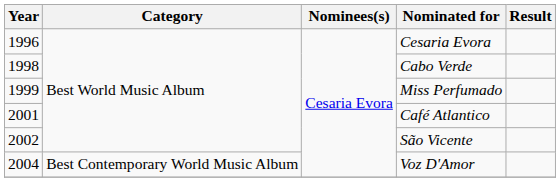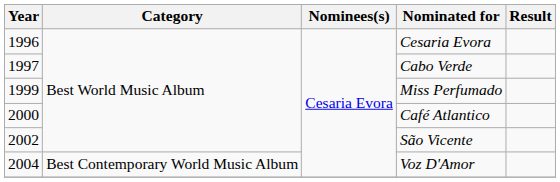(24, 66) 1998 -> (24, 66) 1997
(24, 115) 2001 -> (24, 115) 2000
